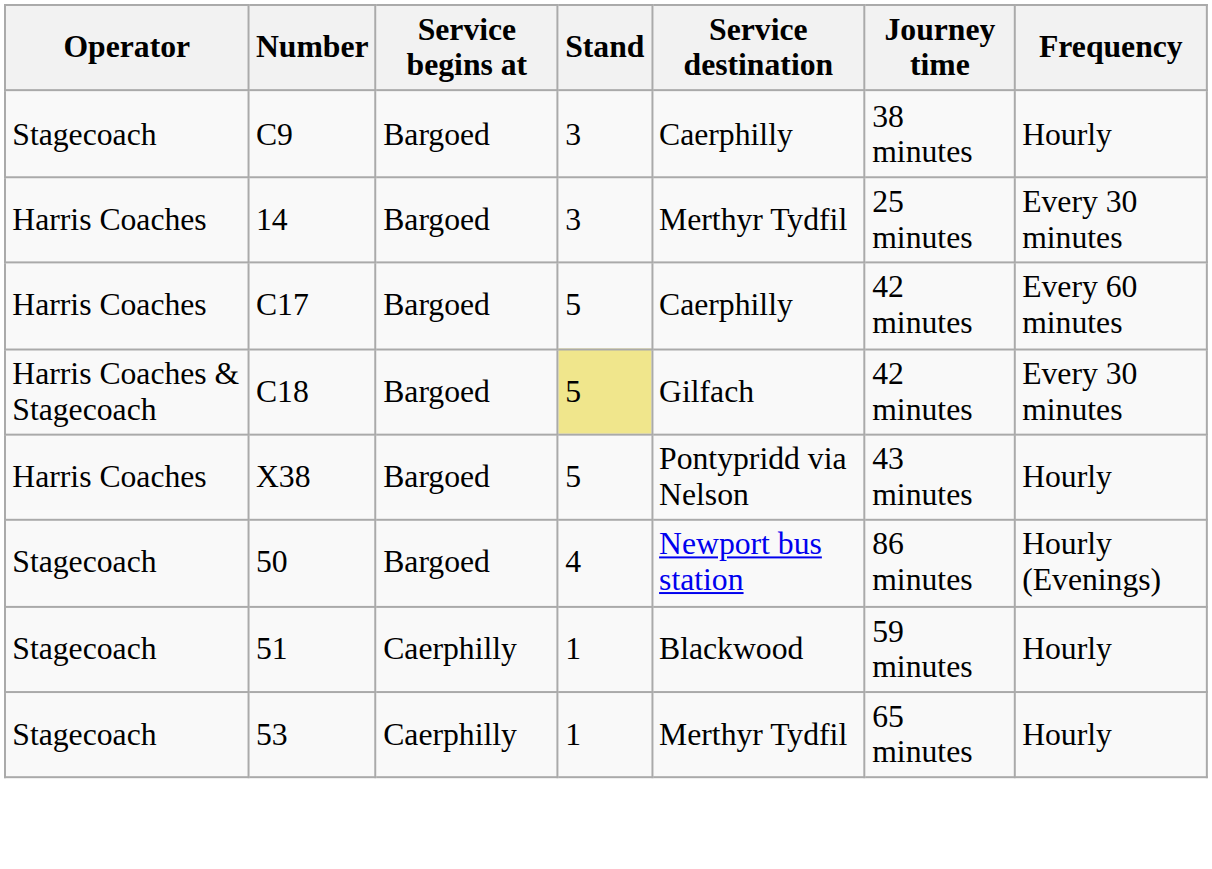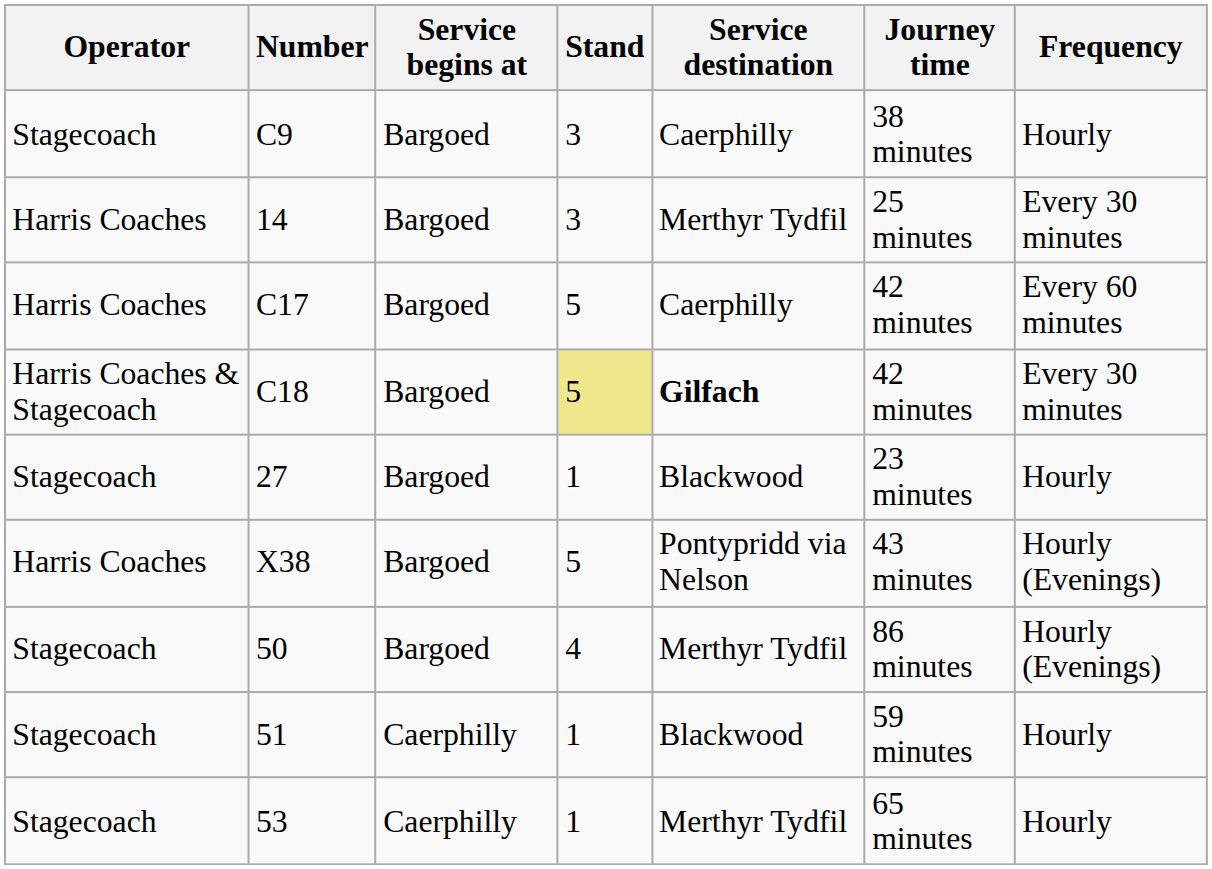(707, 390) normal -> (709, 390) bold
+ row: (272, 476)
(1067, 476) Hourly -> (1092, 562) Hourly (Evenings)
(740, 562) Newport bus station -> (753, 648) Merthyr Tydfil
